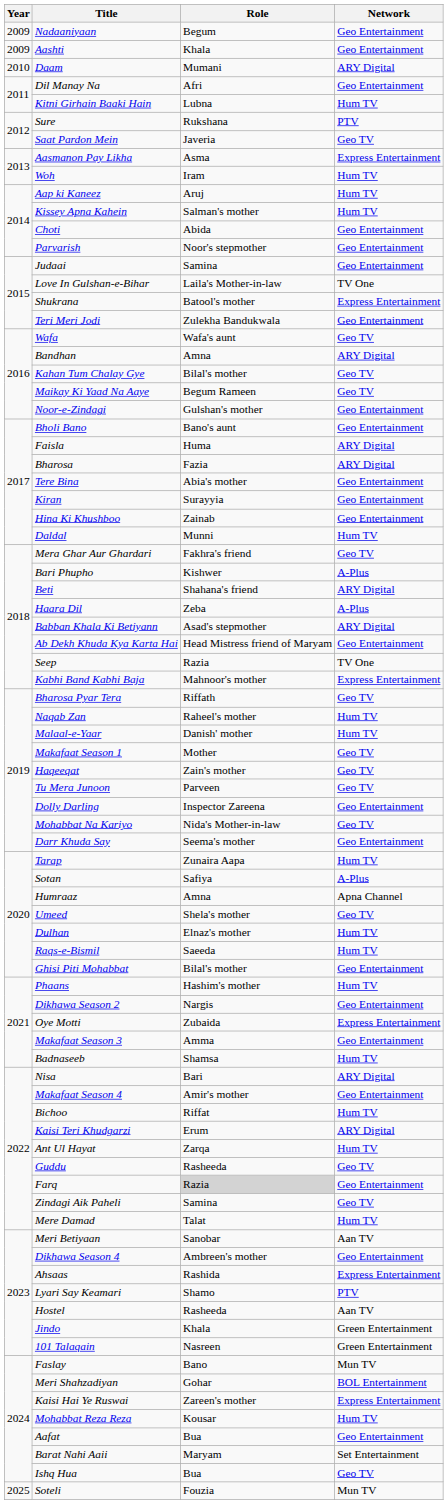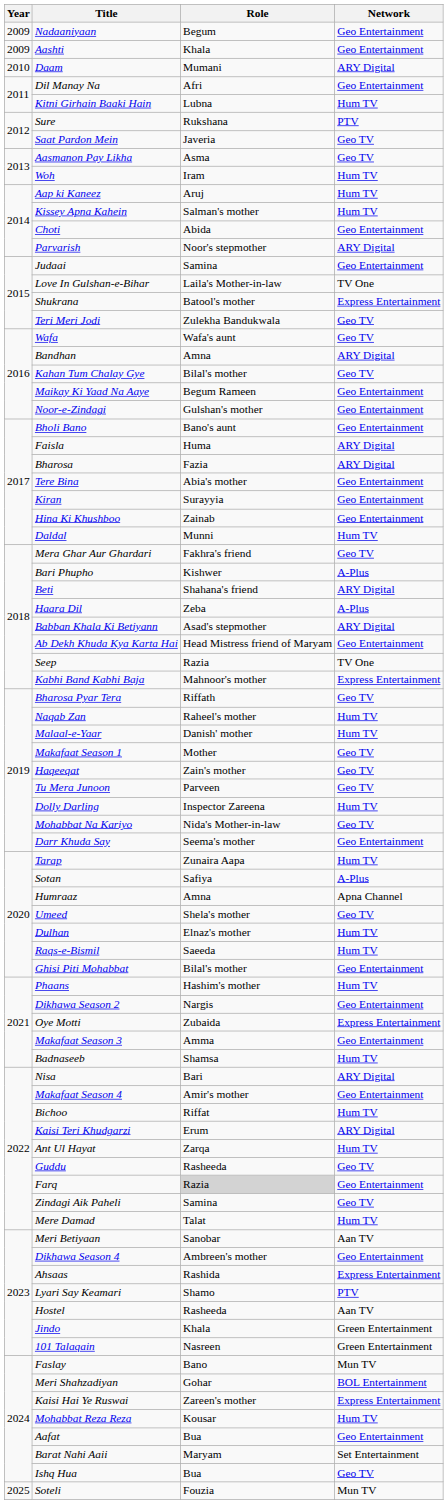(389, 157) Express Entertainment -> (356, 157) Geo TV
(380, 247) Geo Entertainment -> (366, 247) ARY Digital
(380, 319) Geo Entertainment -> (356, 319) Geo TV
(356, 391) Geo TV -> (380, 391) Geo Entertainment
(380, 806) Geo Entertainment -> (357, 806) Hum TV
